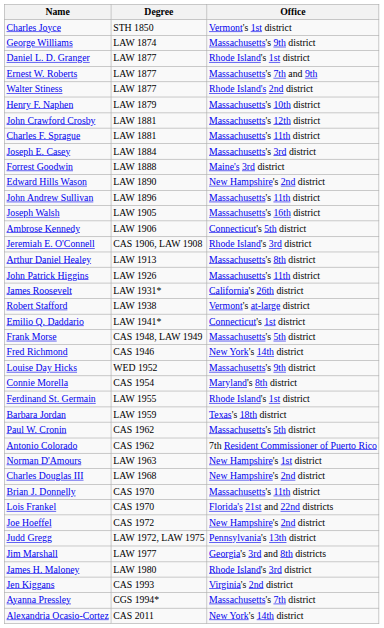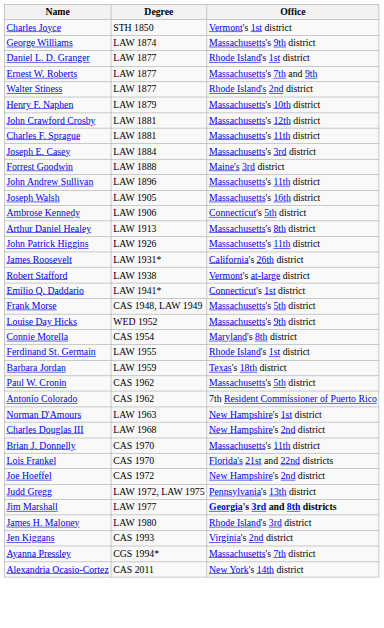- row: (47, 182)
- row: (51, 244)
- row: (37, 352)
(268, 553) normal -> (273, 507) bold
